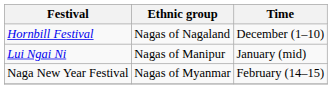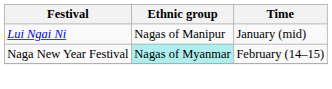- row: (50, 34)
(183, 73) no background -> (183, 53) paleturquoise background
